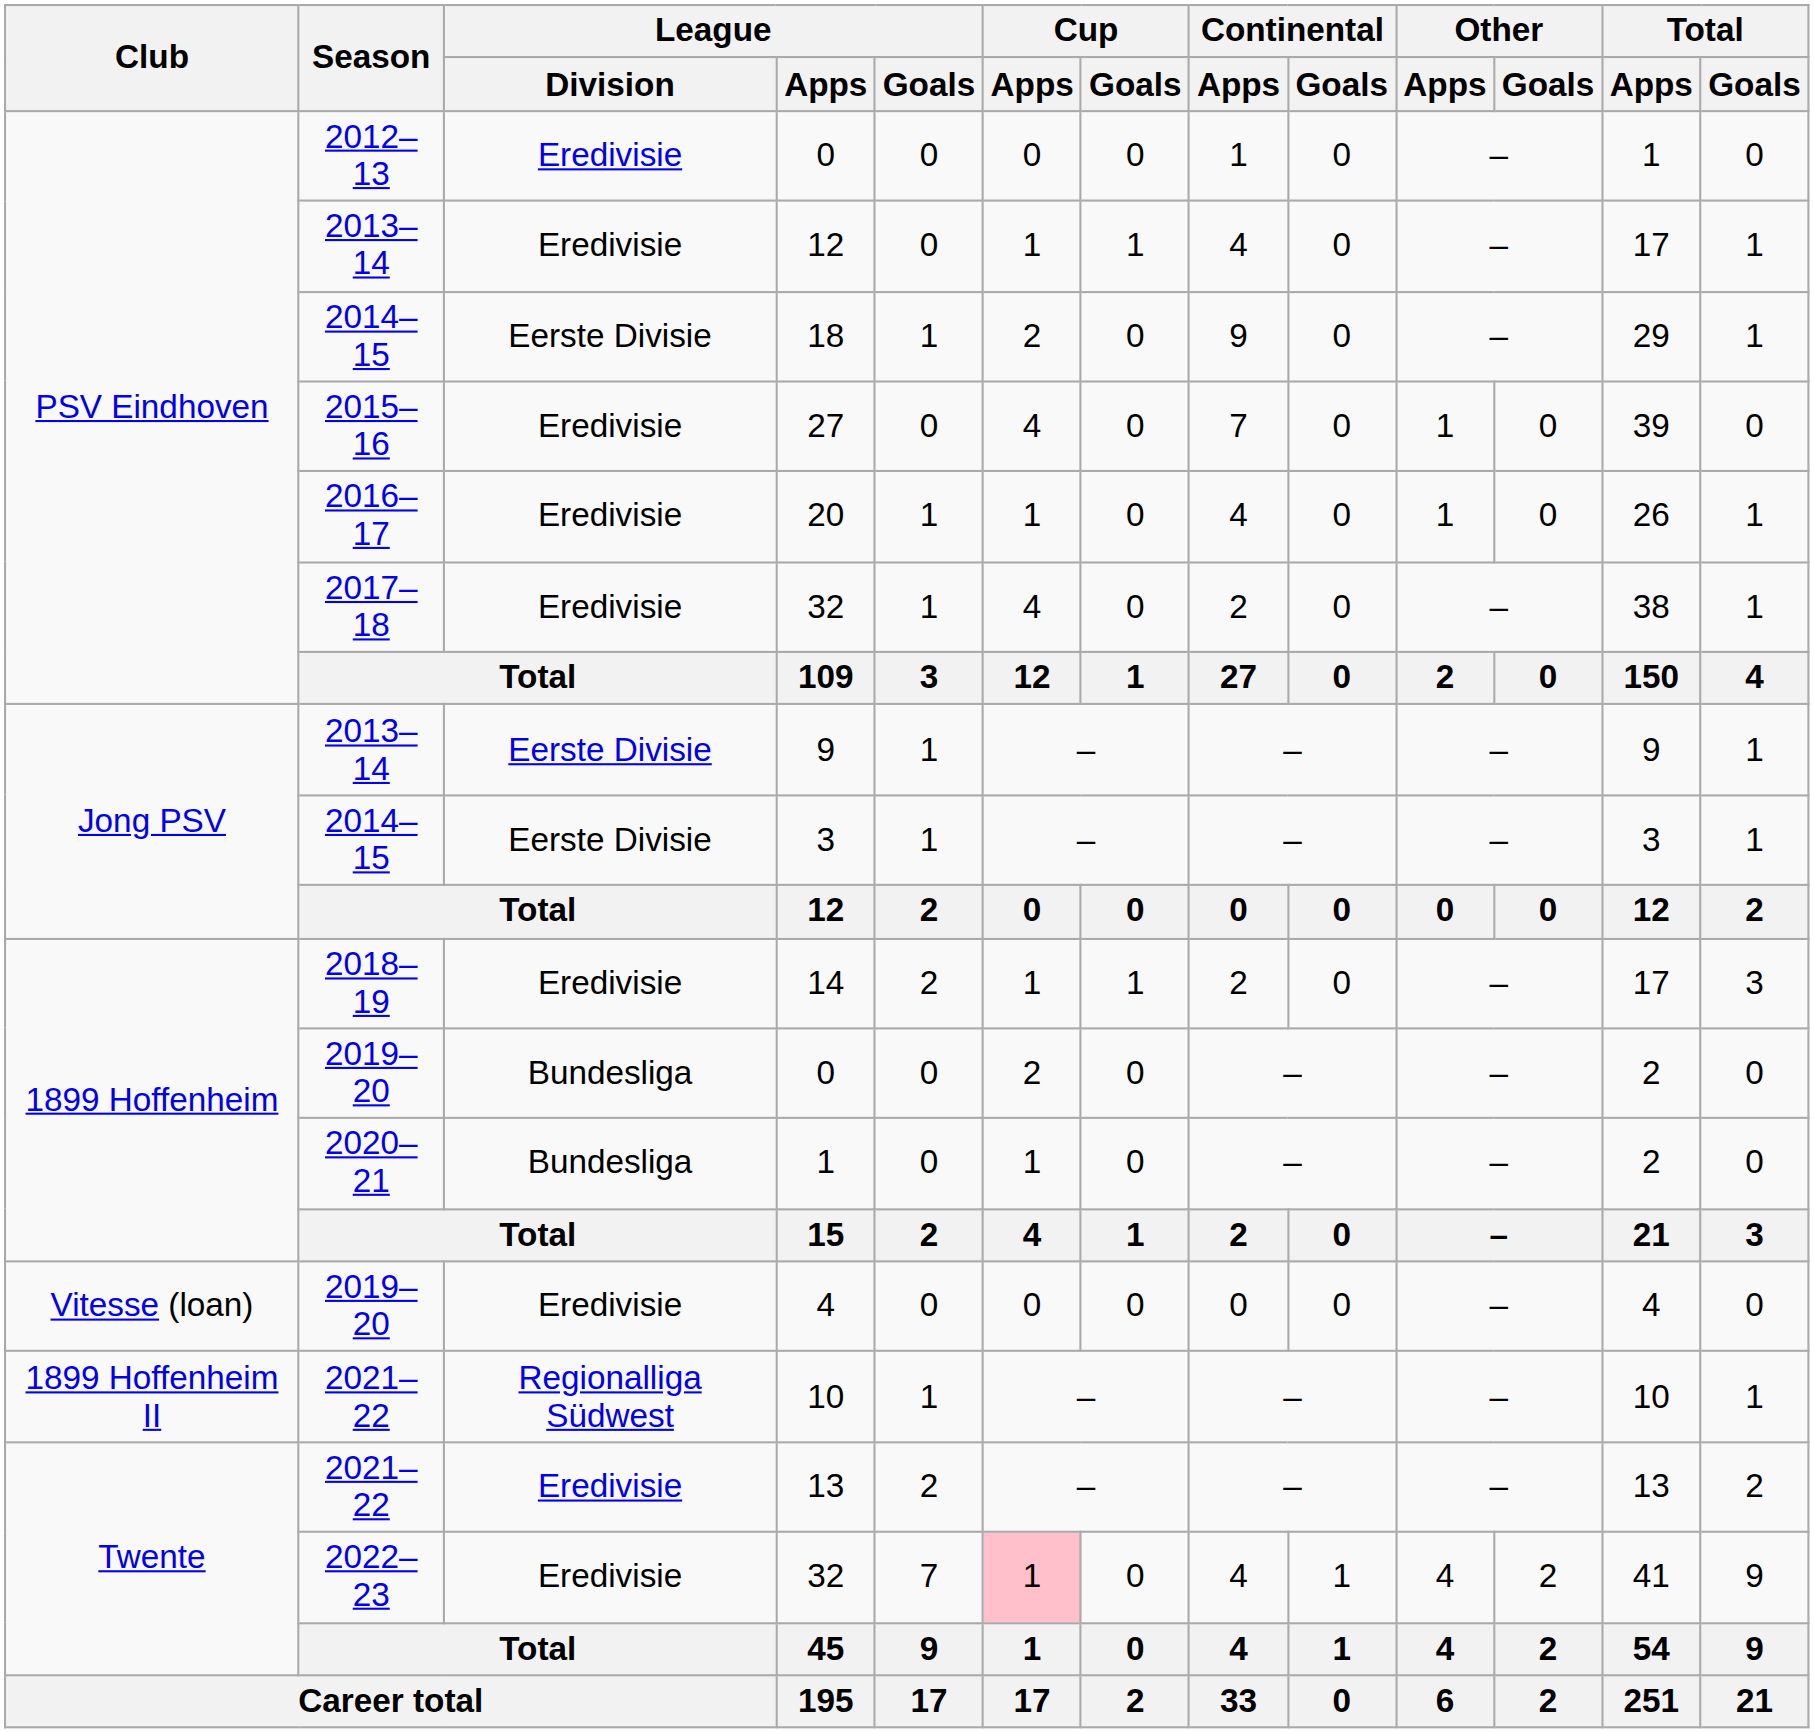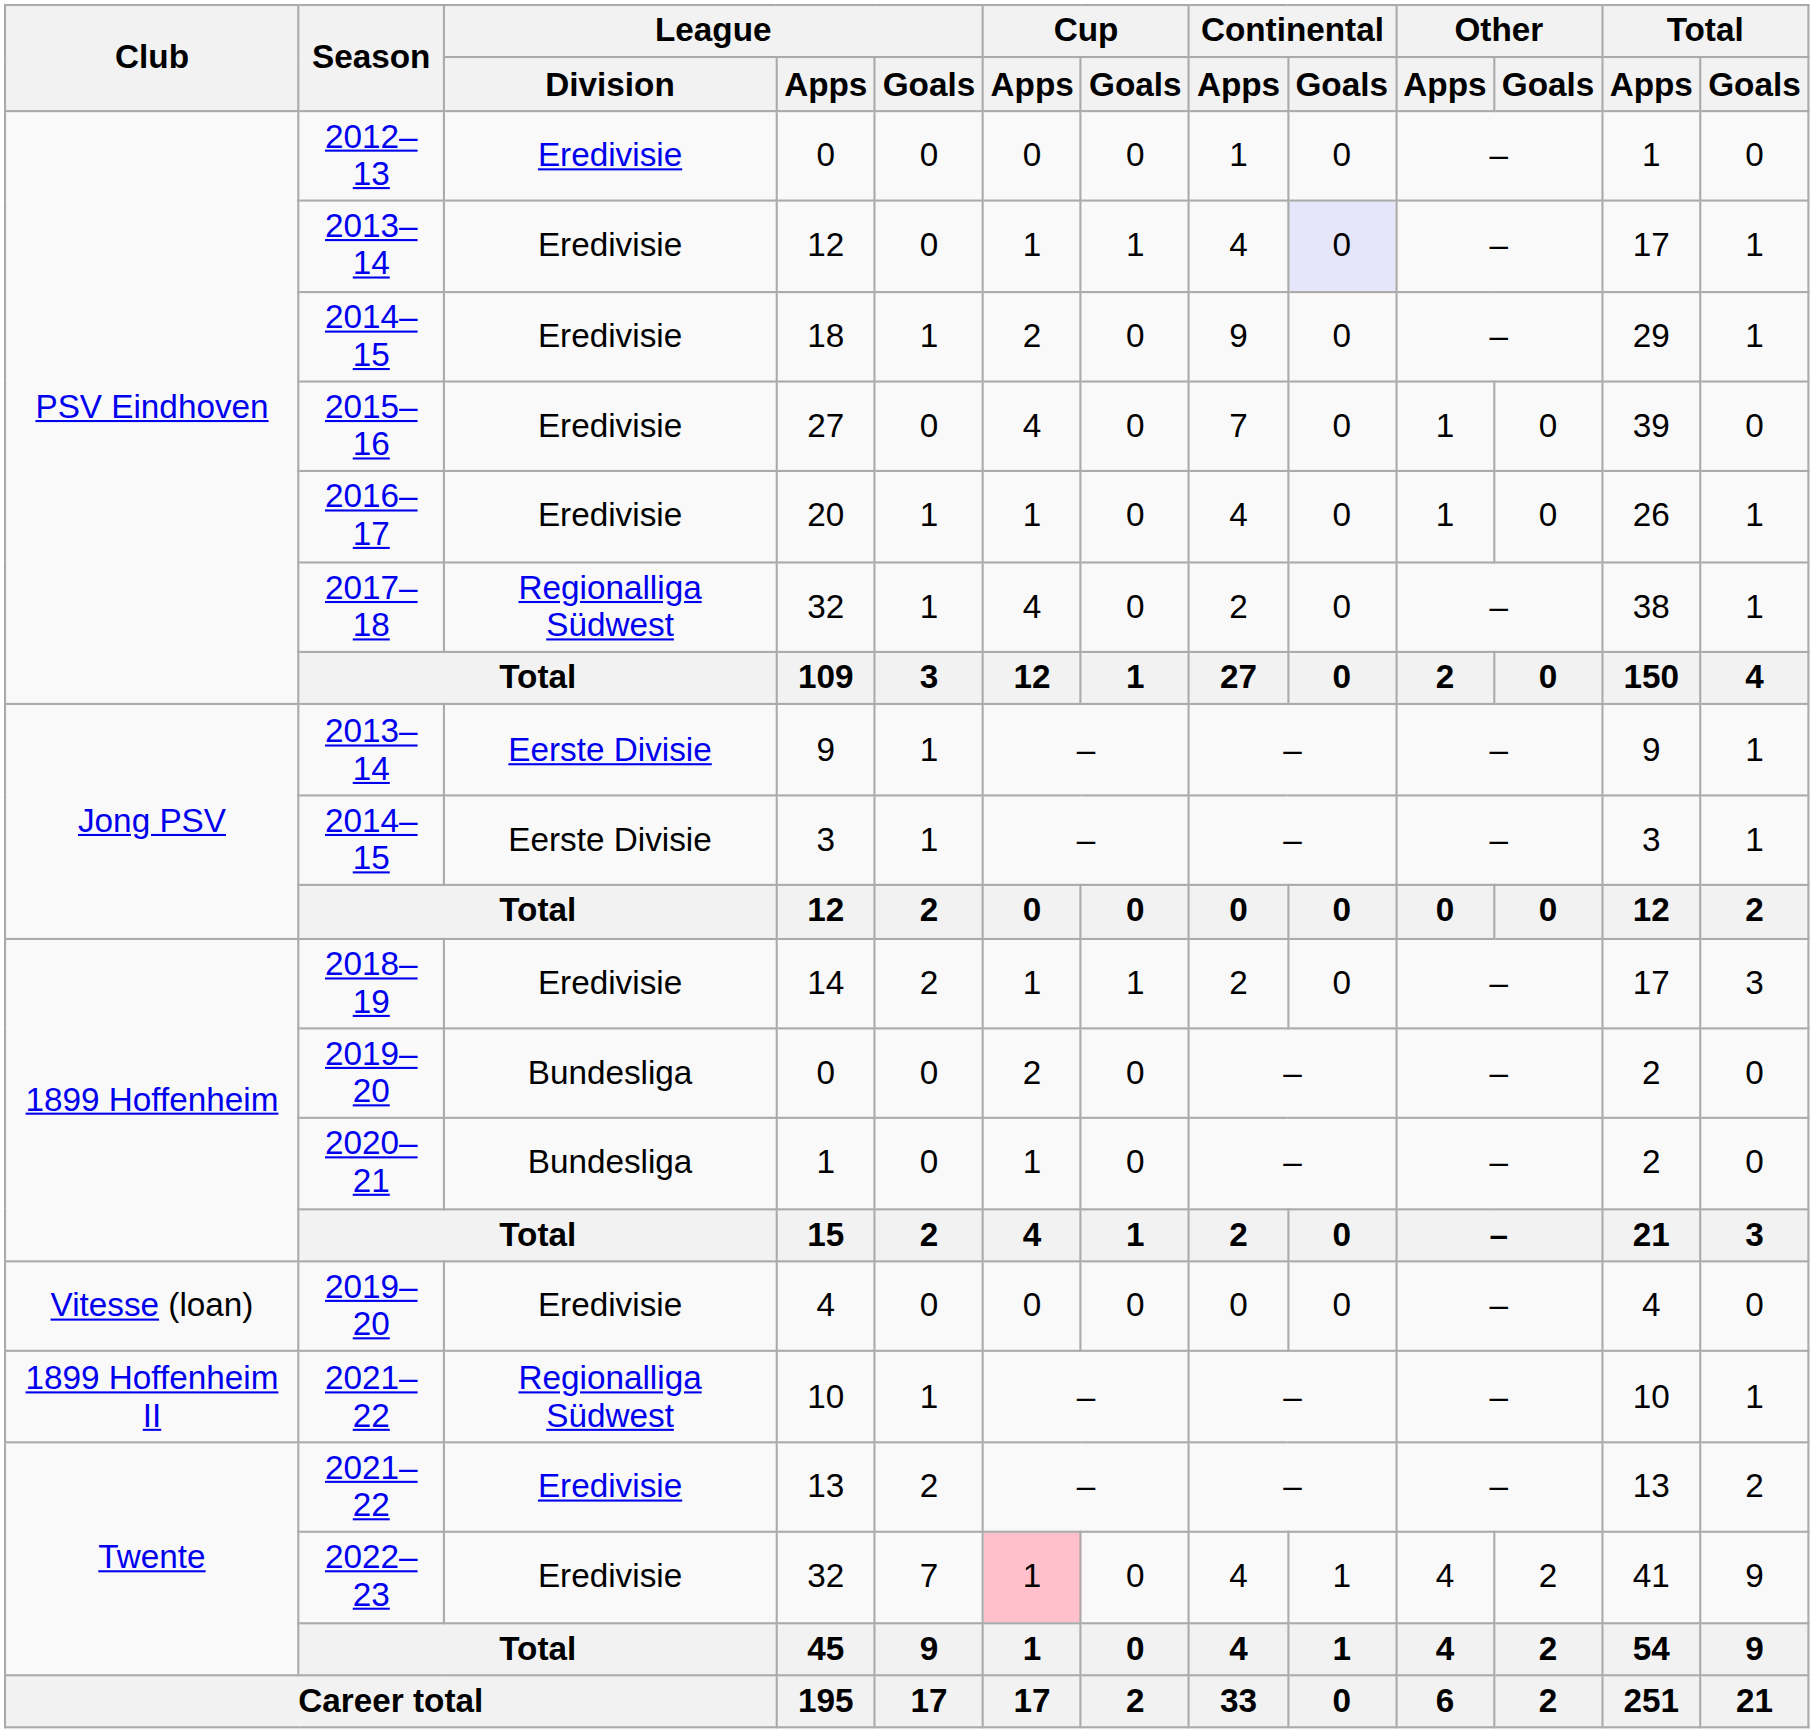(1342, 245) no background -> (1342, 245) lavender background
(610, 335) Eerste Divisie -> (610, 335) Eredivisie
(610, 606) Eredivisie -> (610, 606) Regionalliga Südwest
